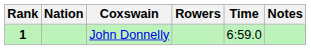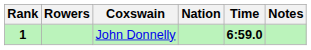columns swapped: (198, 14) <-> (64, 14)
(244, 34) normal -> (245, 34) bold
